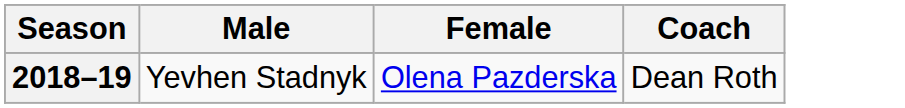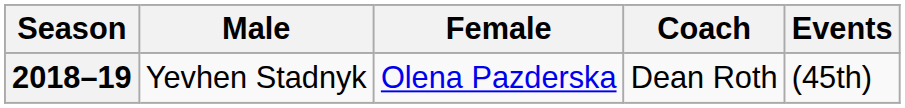+ column: (842, 28)
